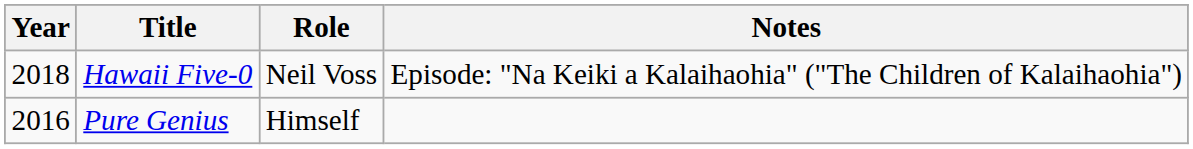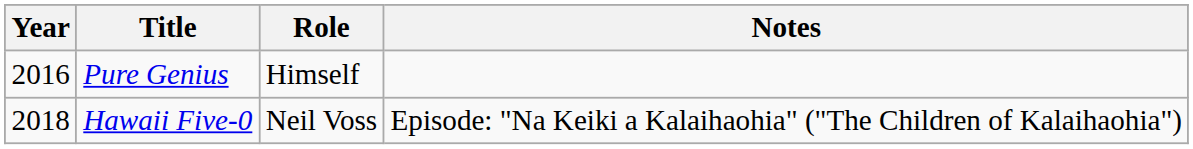rows swapped: (156, 119) <-> (168, 73)
